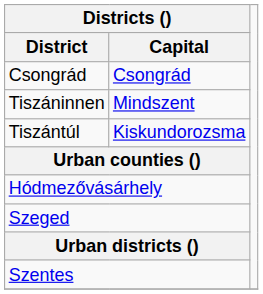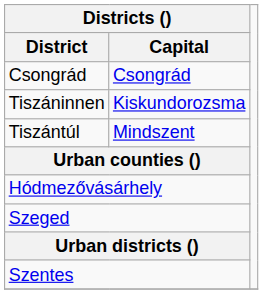(154, 103) Mindszent -> (179, 103) Kiskundorozsma
(179, 132) Kiskundorozsma -> (154, 132) Mindszent
